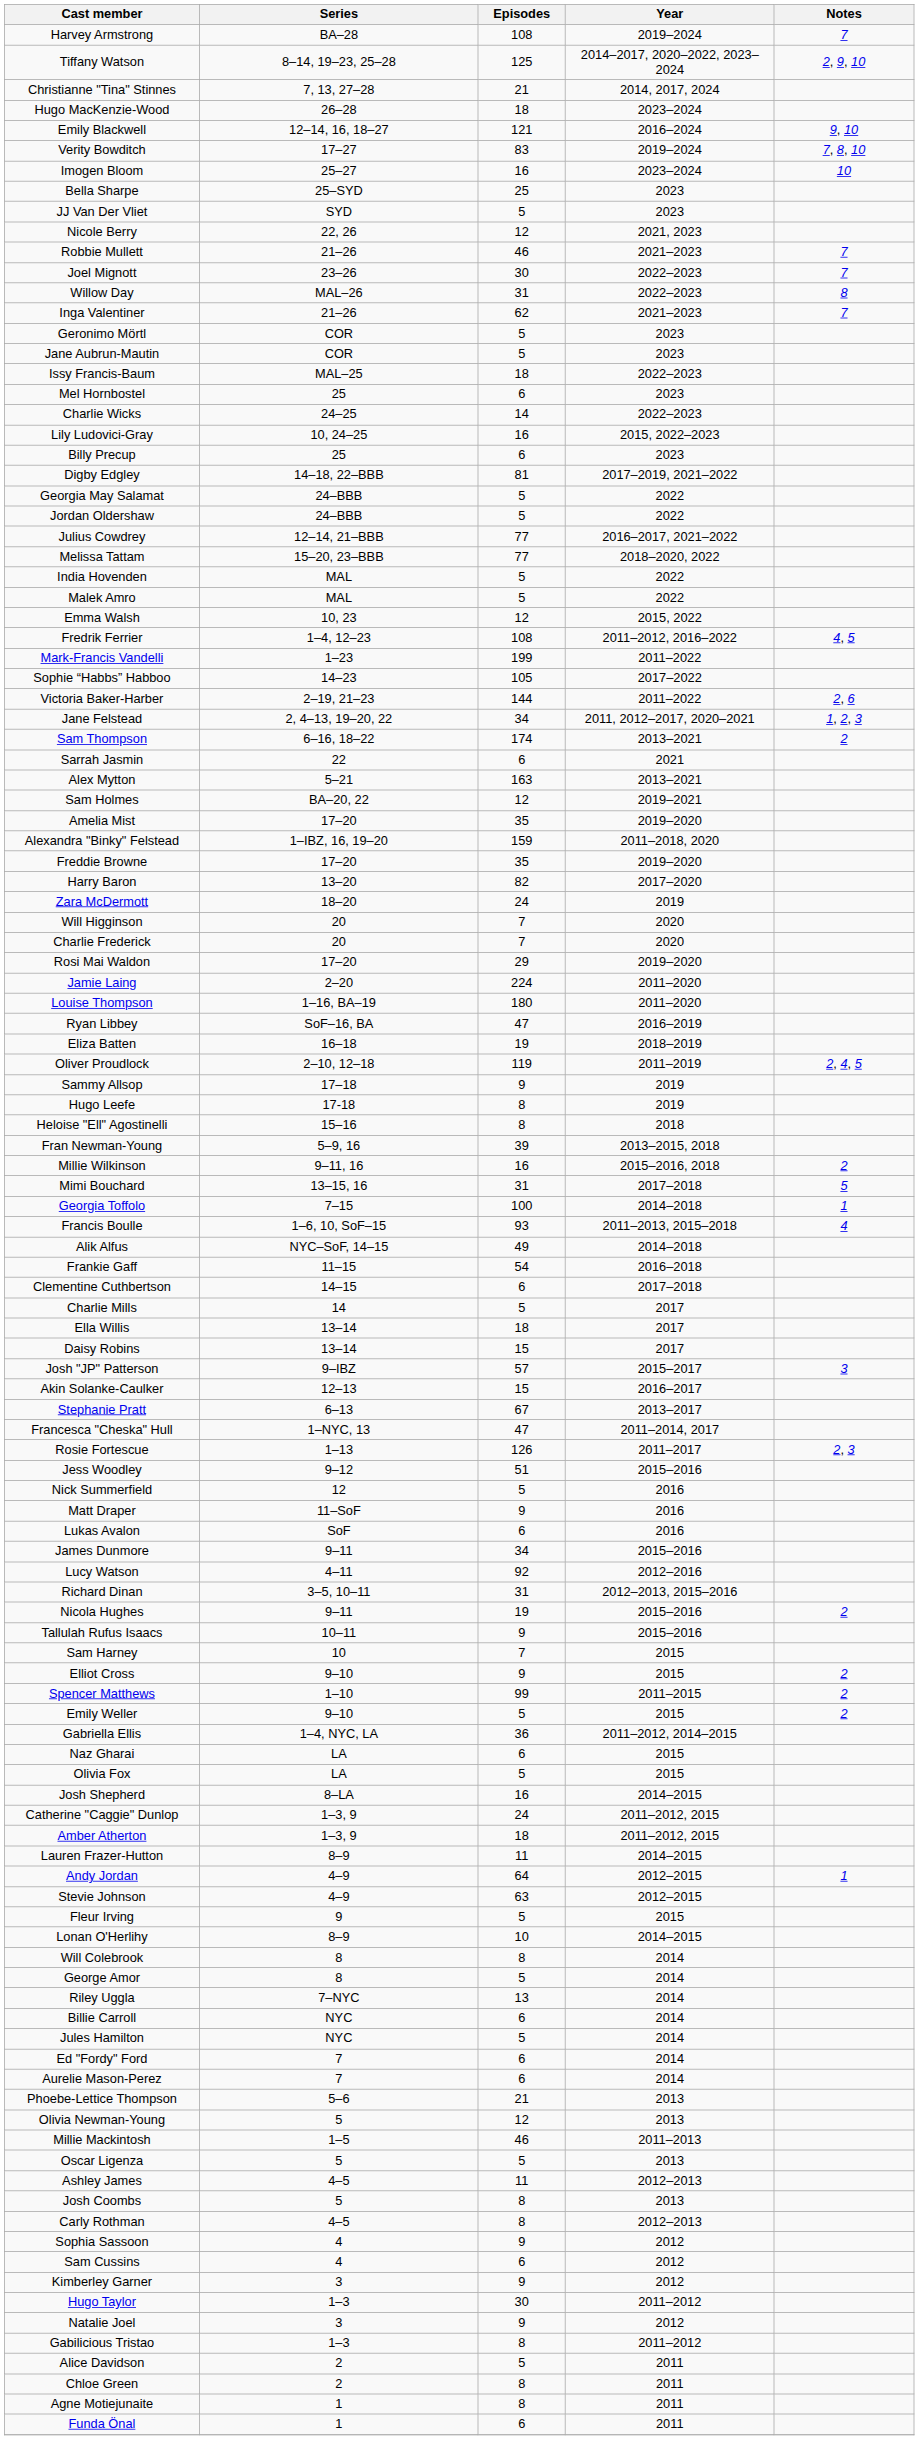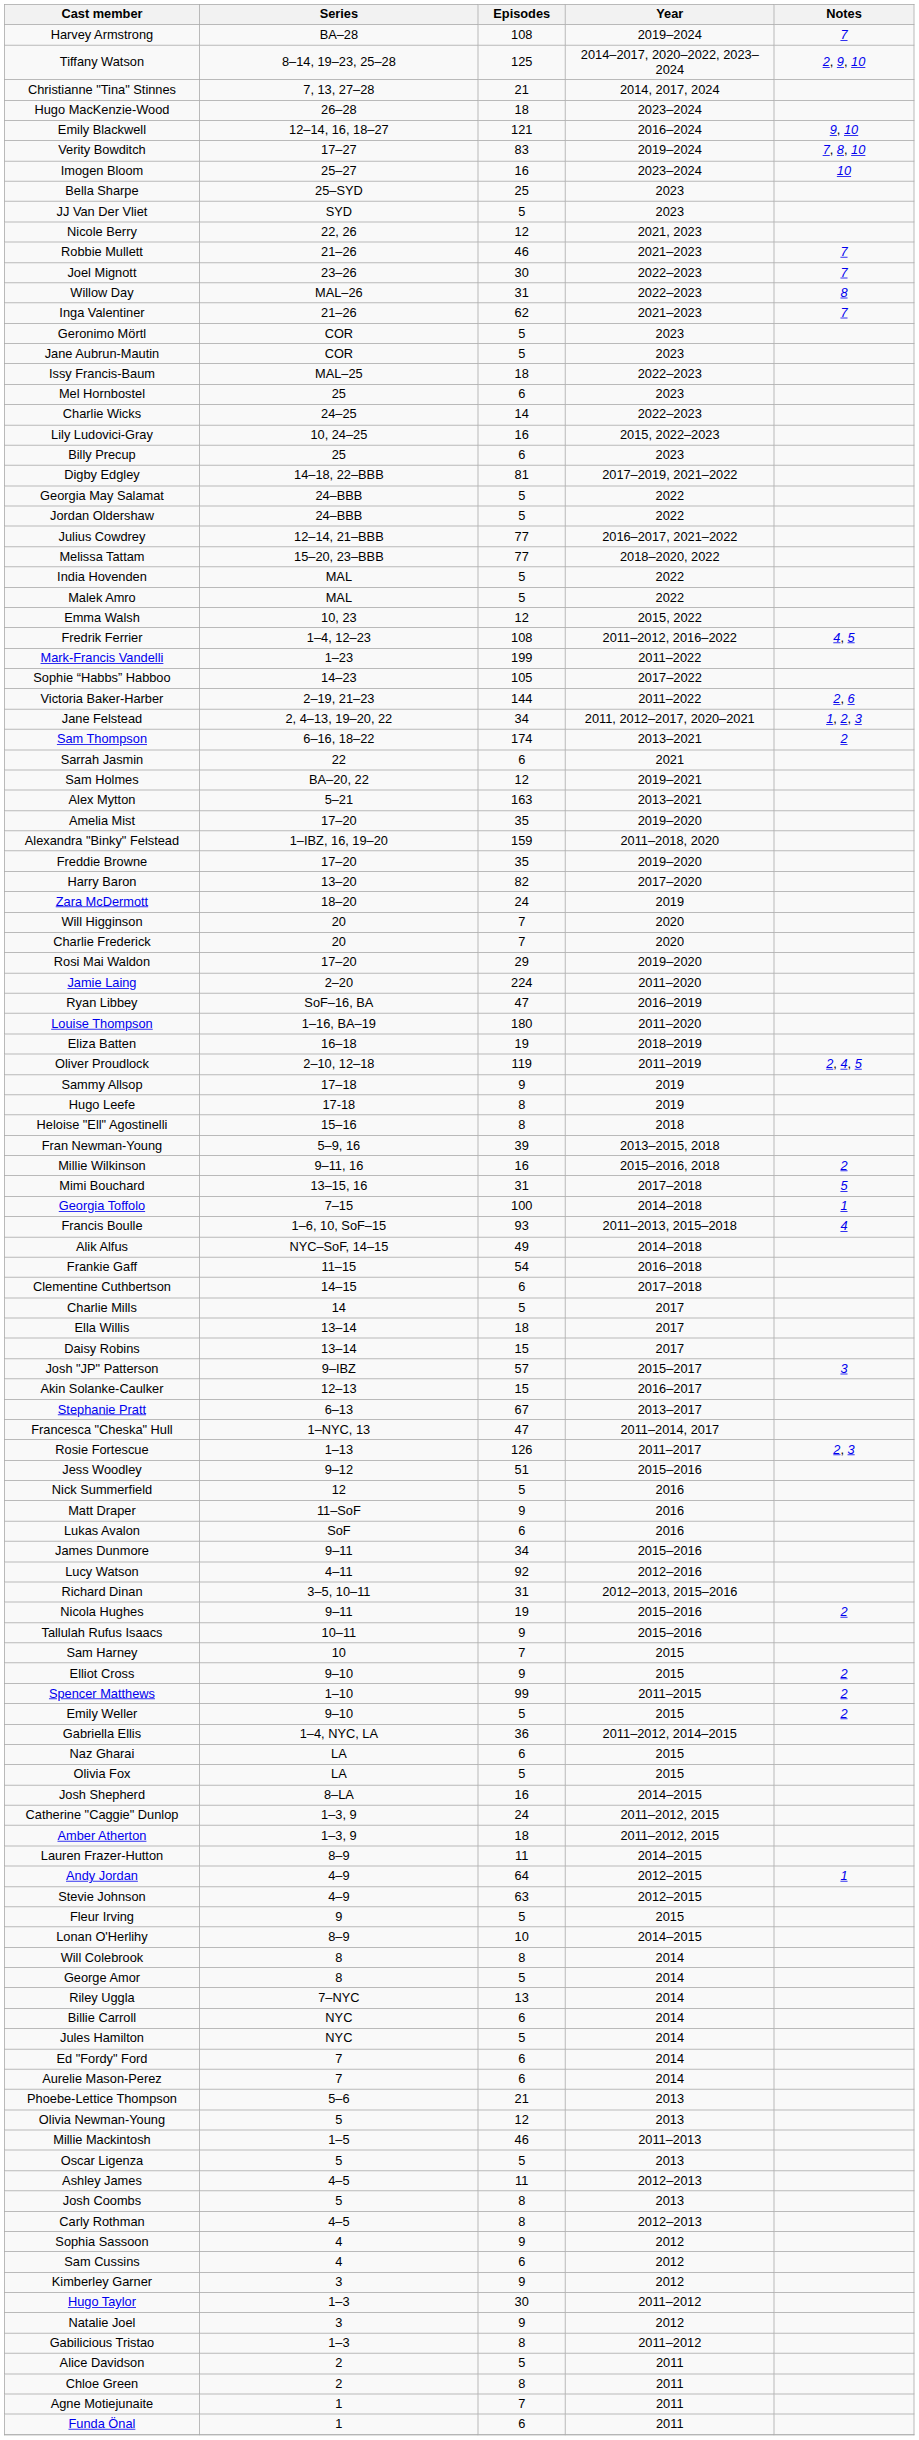rows swapped: (102, 800) <-> (102, 780)
rows swapped: (102, 1003) <-> (102, 1023)
(522, 2404) 8 -> (522, 2404) 7
